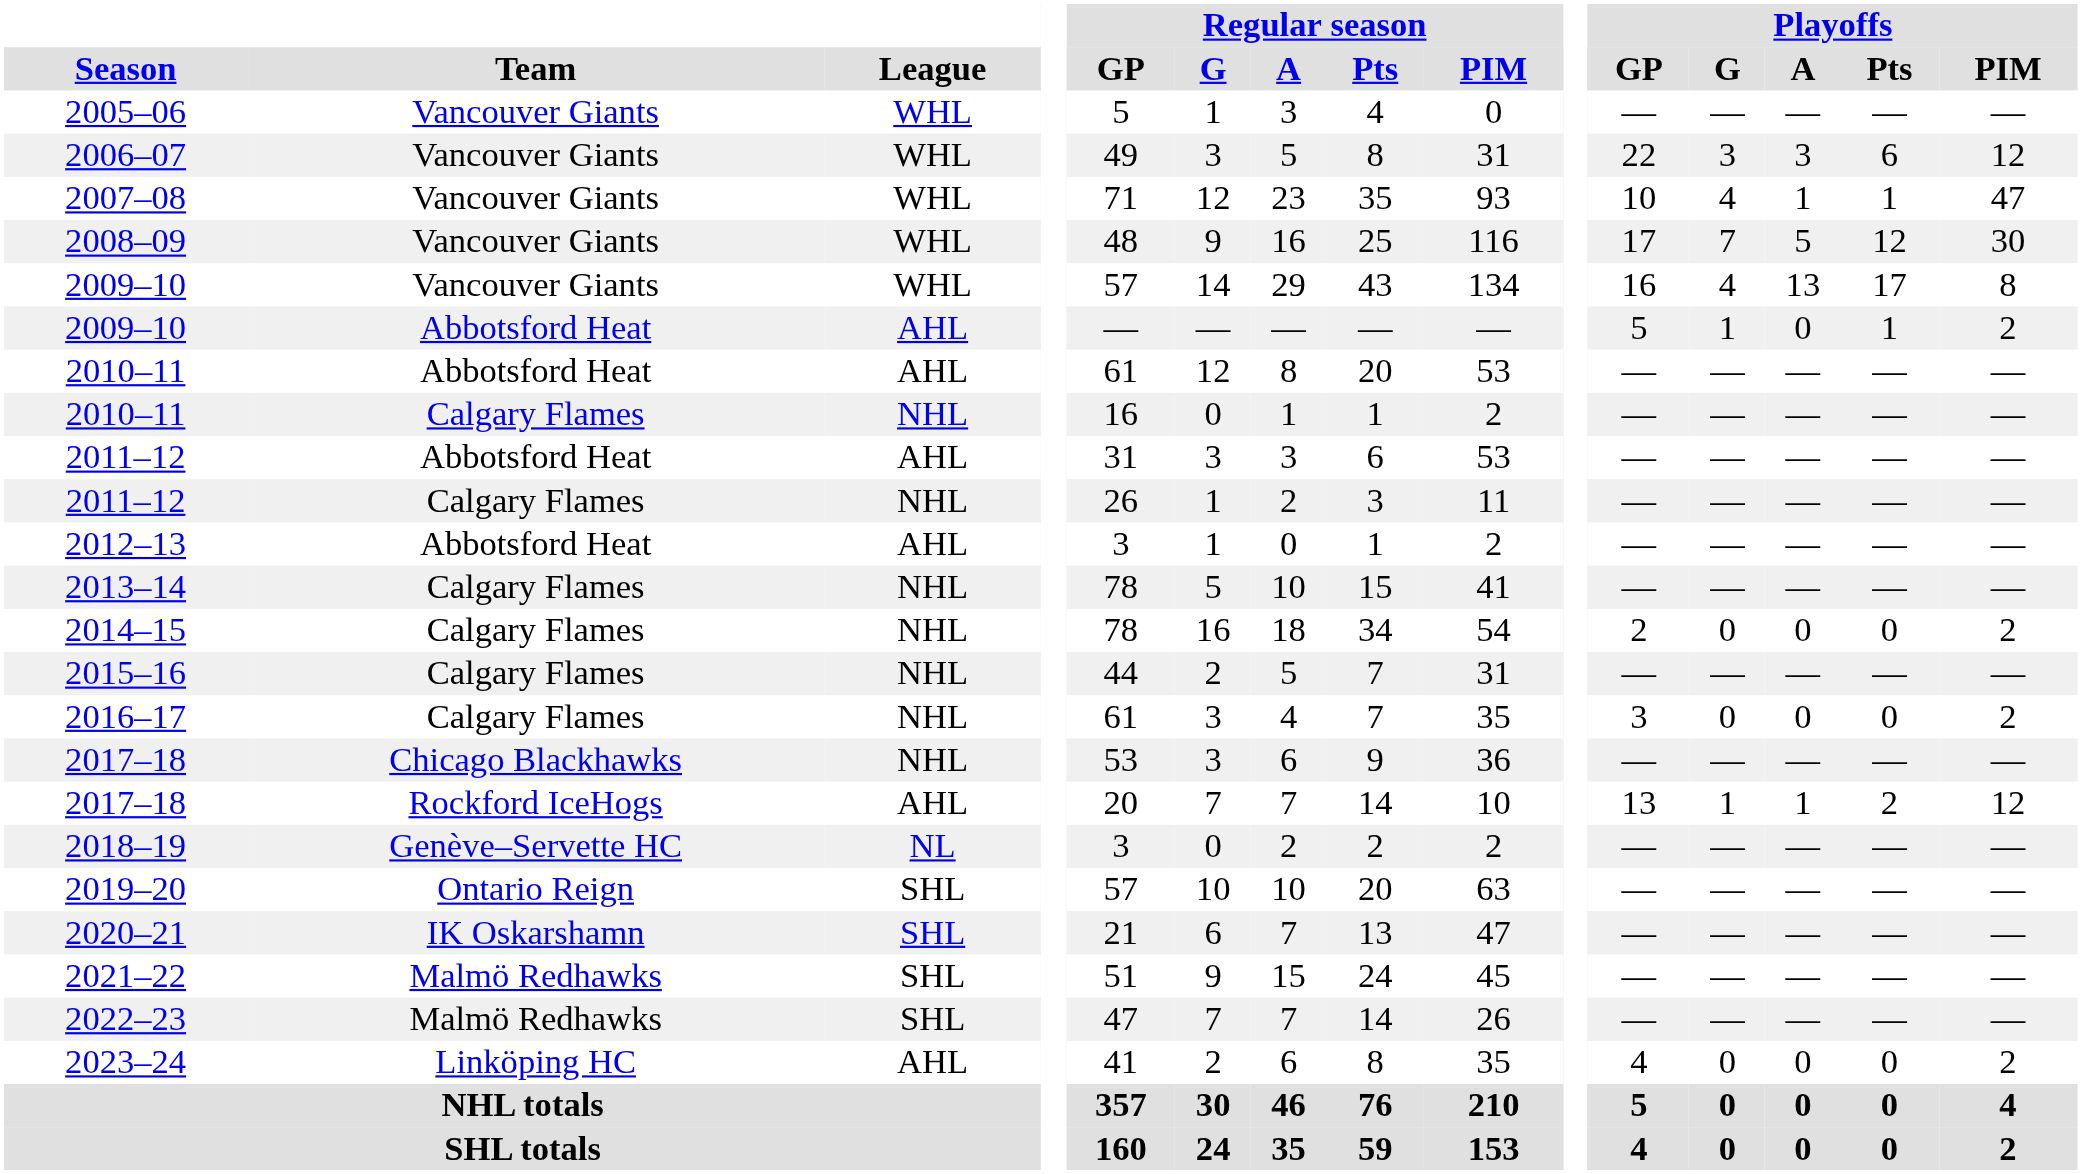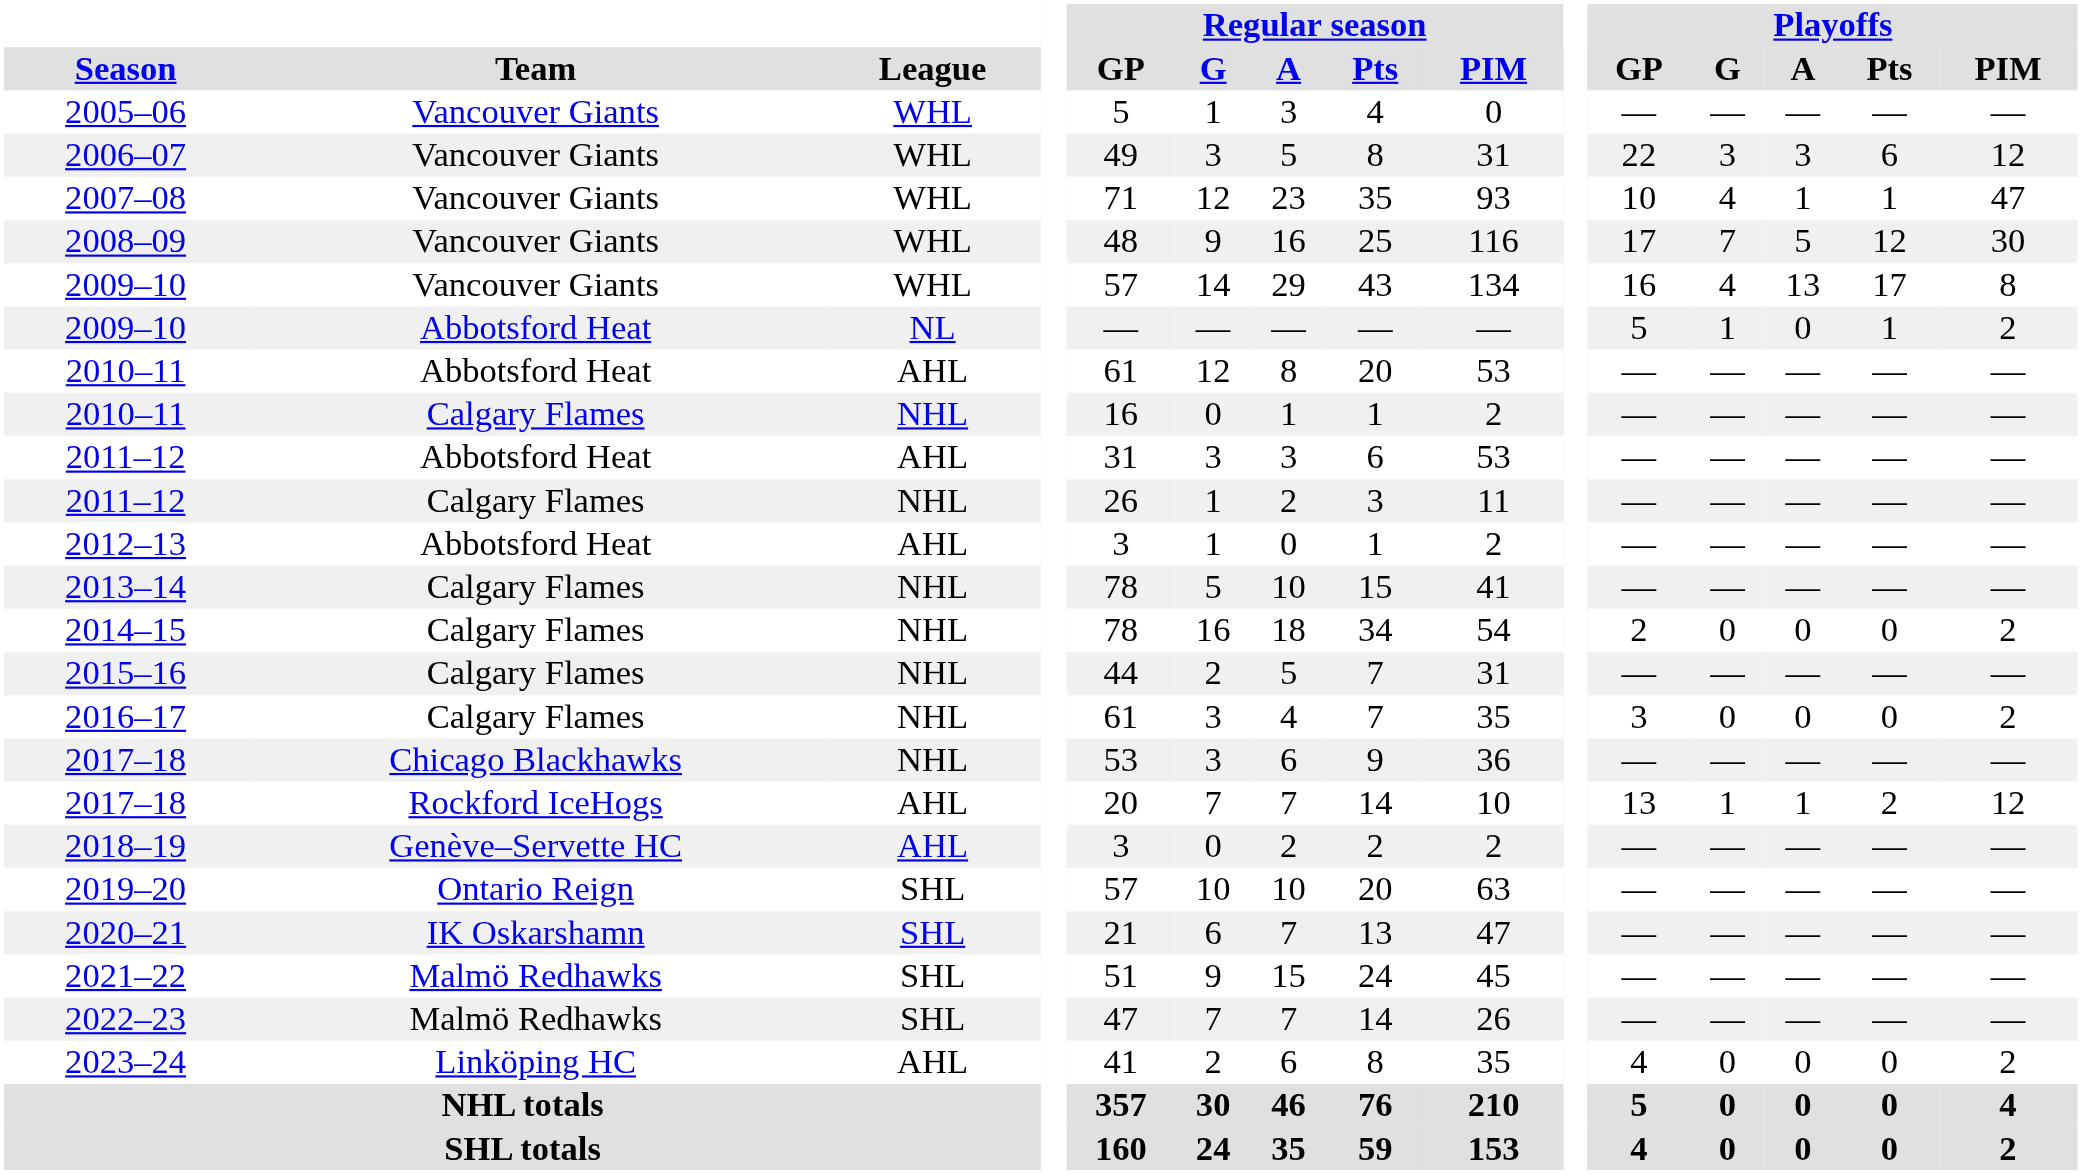(933, 327) AHL -> (933, 327) NL
(933, 845) NL -> (933, 845) AHL
